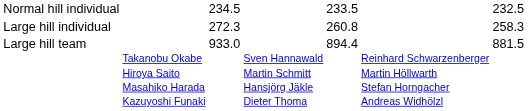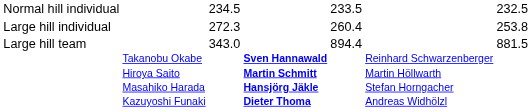(342, 26) 260.8 -> (346, 26) 260.4
(508, 26) 258.3 -> (512, 26) 253.8
(225, 44) 933.0 -> (225, 44) 343.0
(283, 80) normal -> (285, 79) bold
